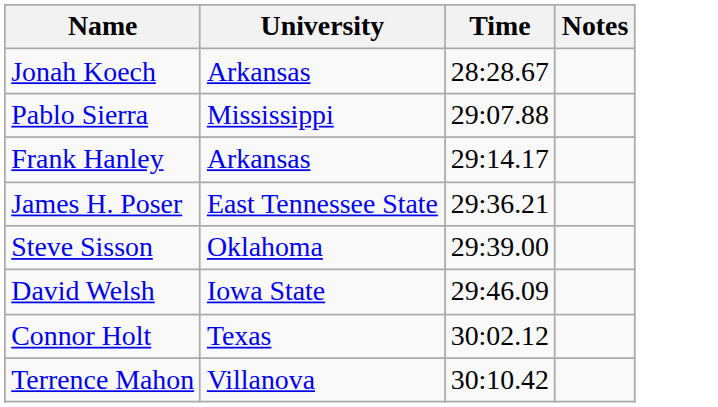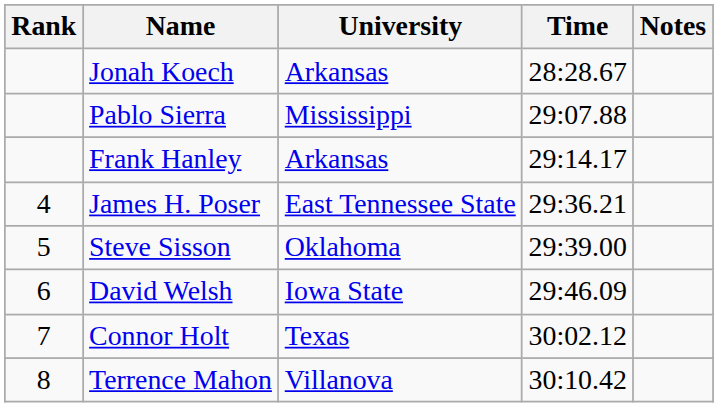+ column: (44, 26)
